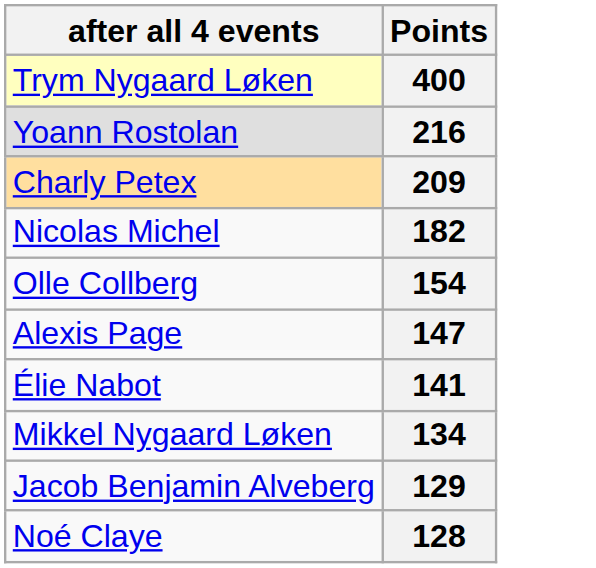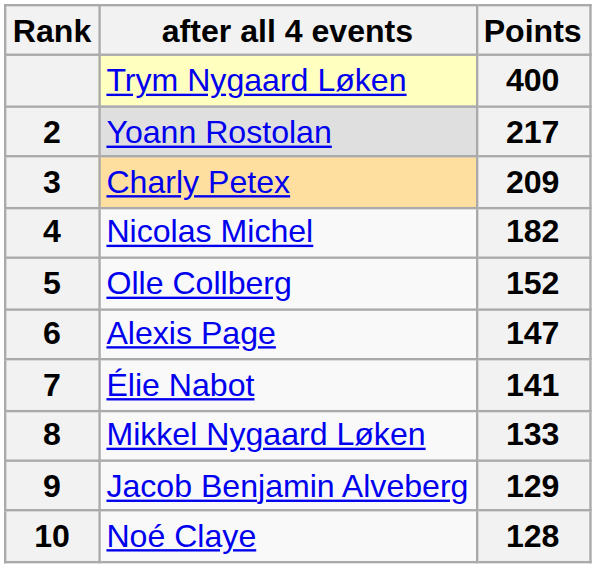+ column: (52, 30)
(439, 131) 216 -> (533, 131) 217
(439, 283) 154 -> (533, 283) 152
(439, 435) 134 -> (533, 435) 133
